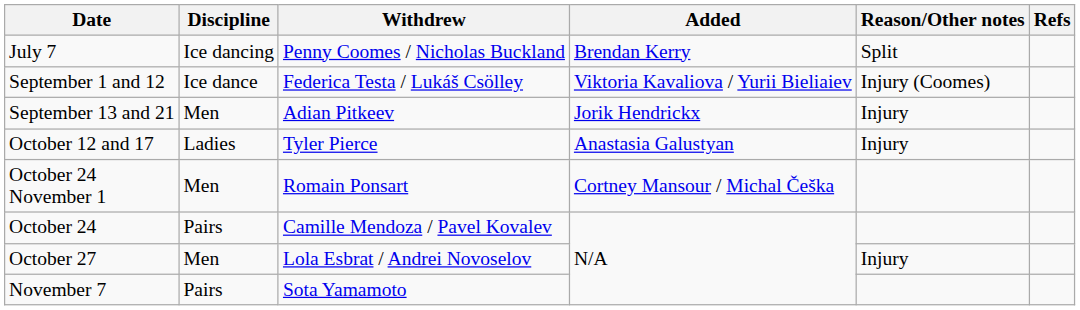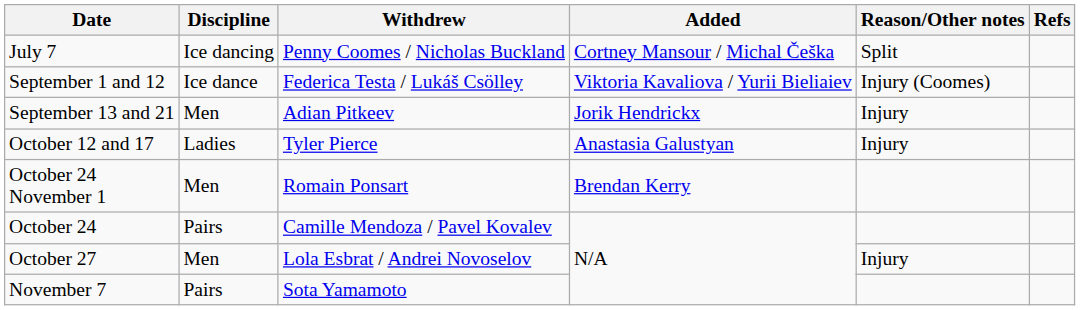(632, 50) Brendan Kerry -> (704, 50) Cortney Mansour / Michal Češka
(704, 185) Cortney Mansour / Michal Češka -> (632, 185) Brendan Kerry
